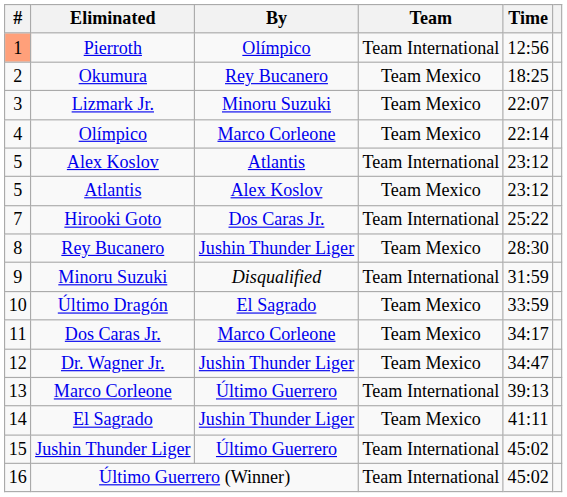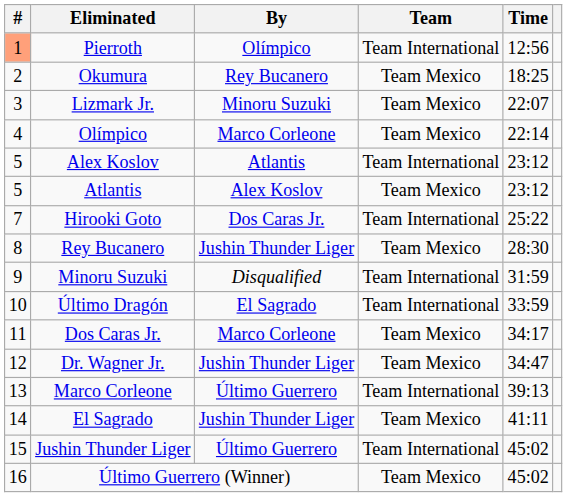(431, 305) Team Mexico -> (431, 305) Team International
(431, 477) Team International -> (431, 477) Team Mexico
